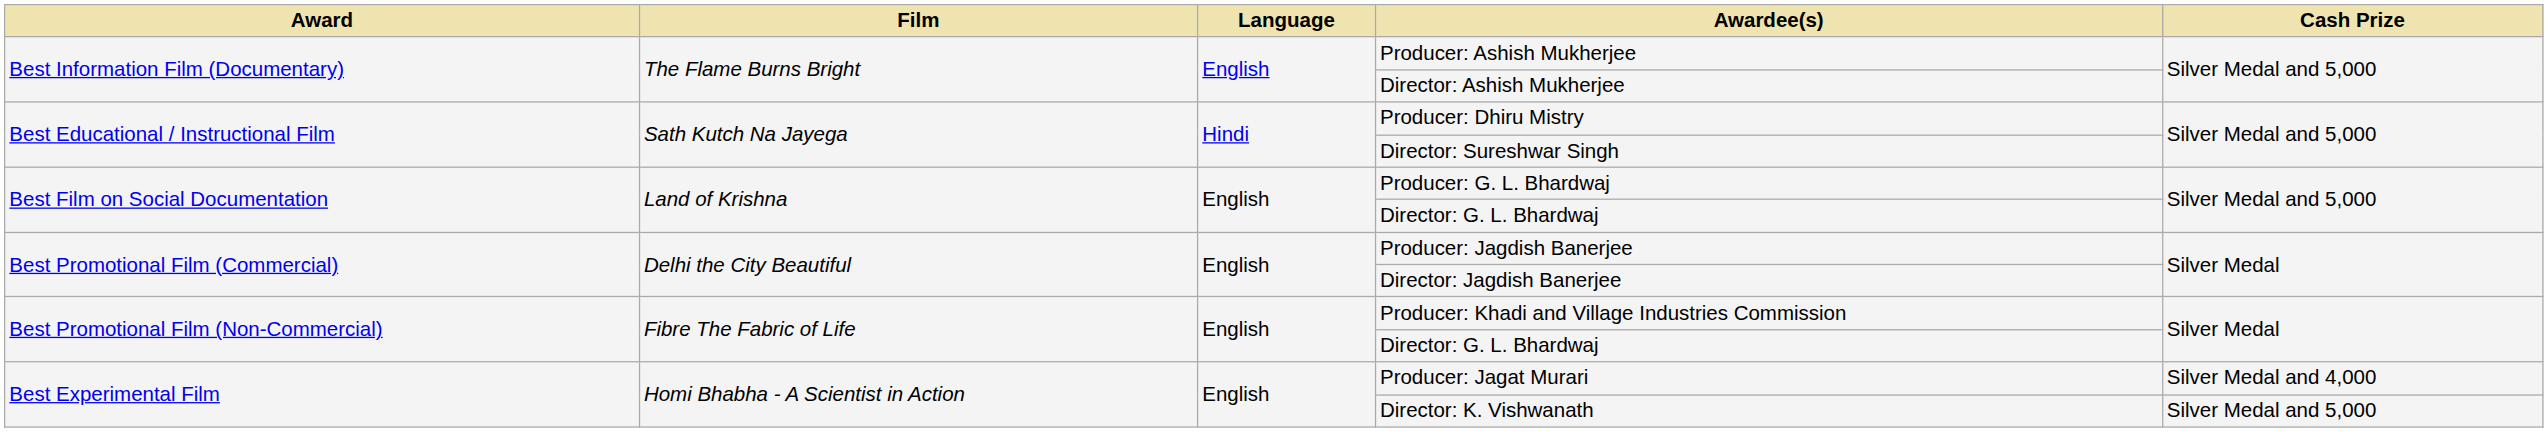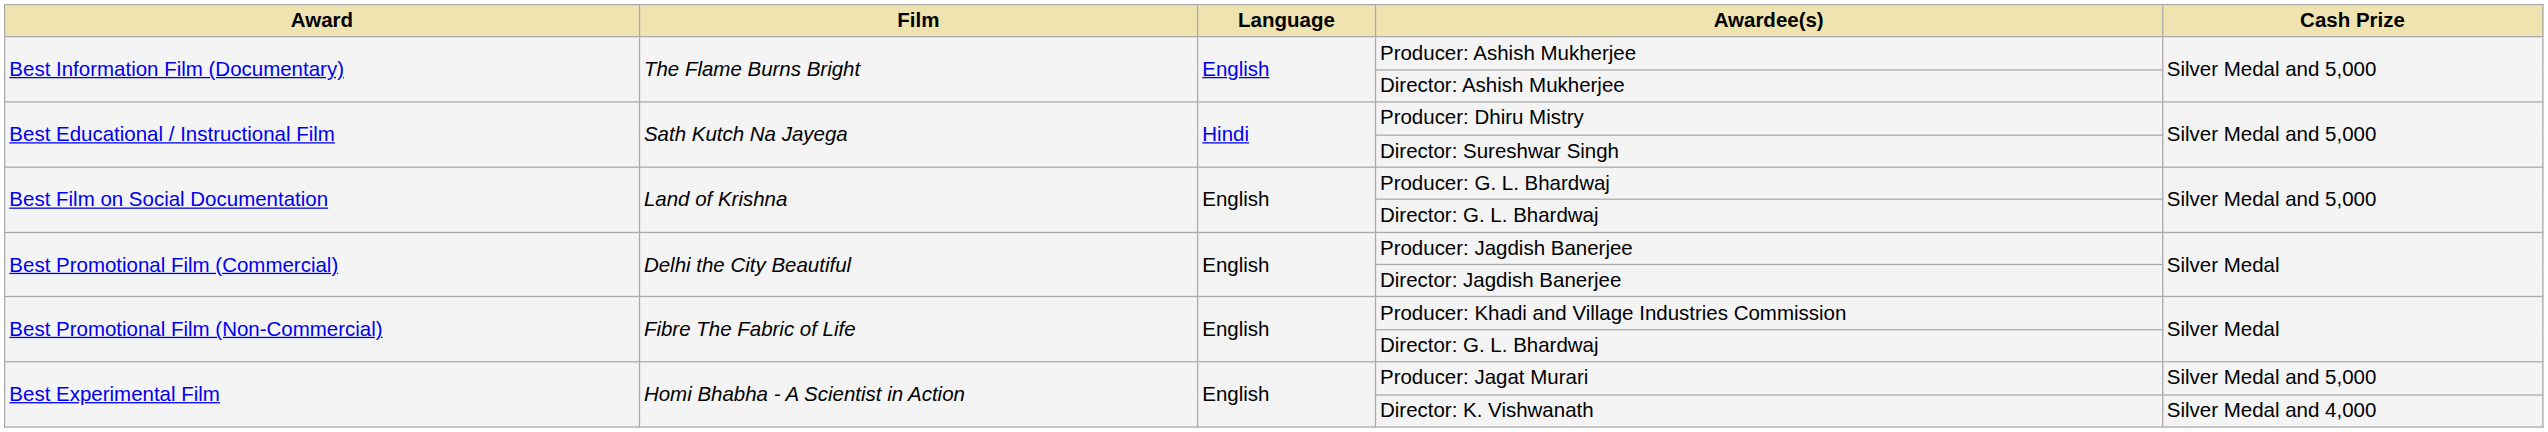(2272, 378) Silver Medal and 4,000 -> (2272, 378) Silver Medal and 5,000
(2272, 410) Silver Medal and 5,000 -> (2272, 410) Silver Medal and 4,000
